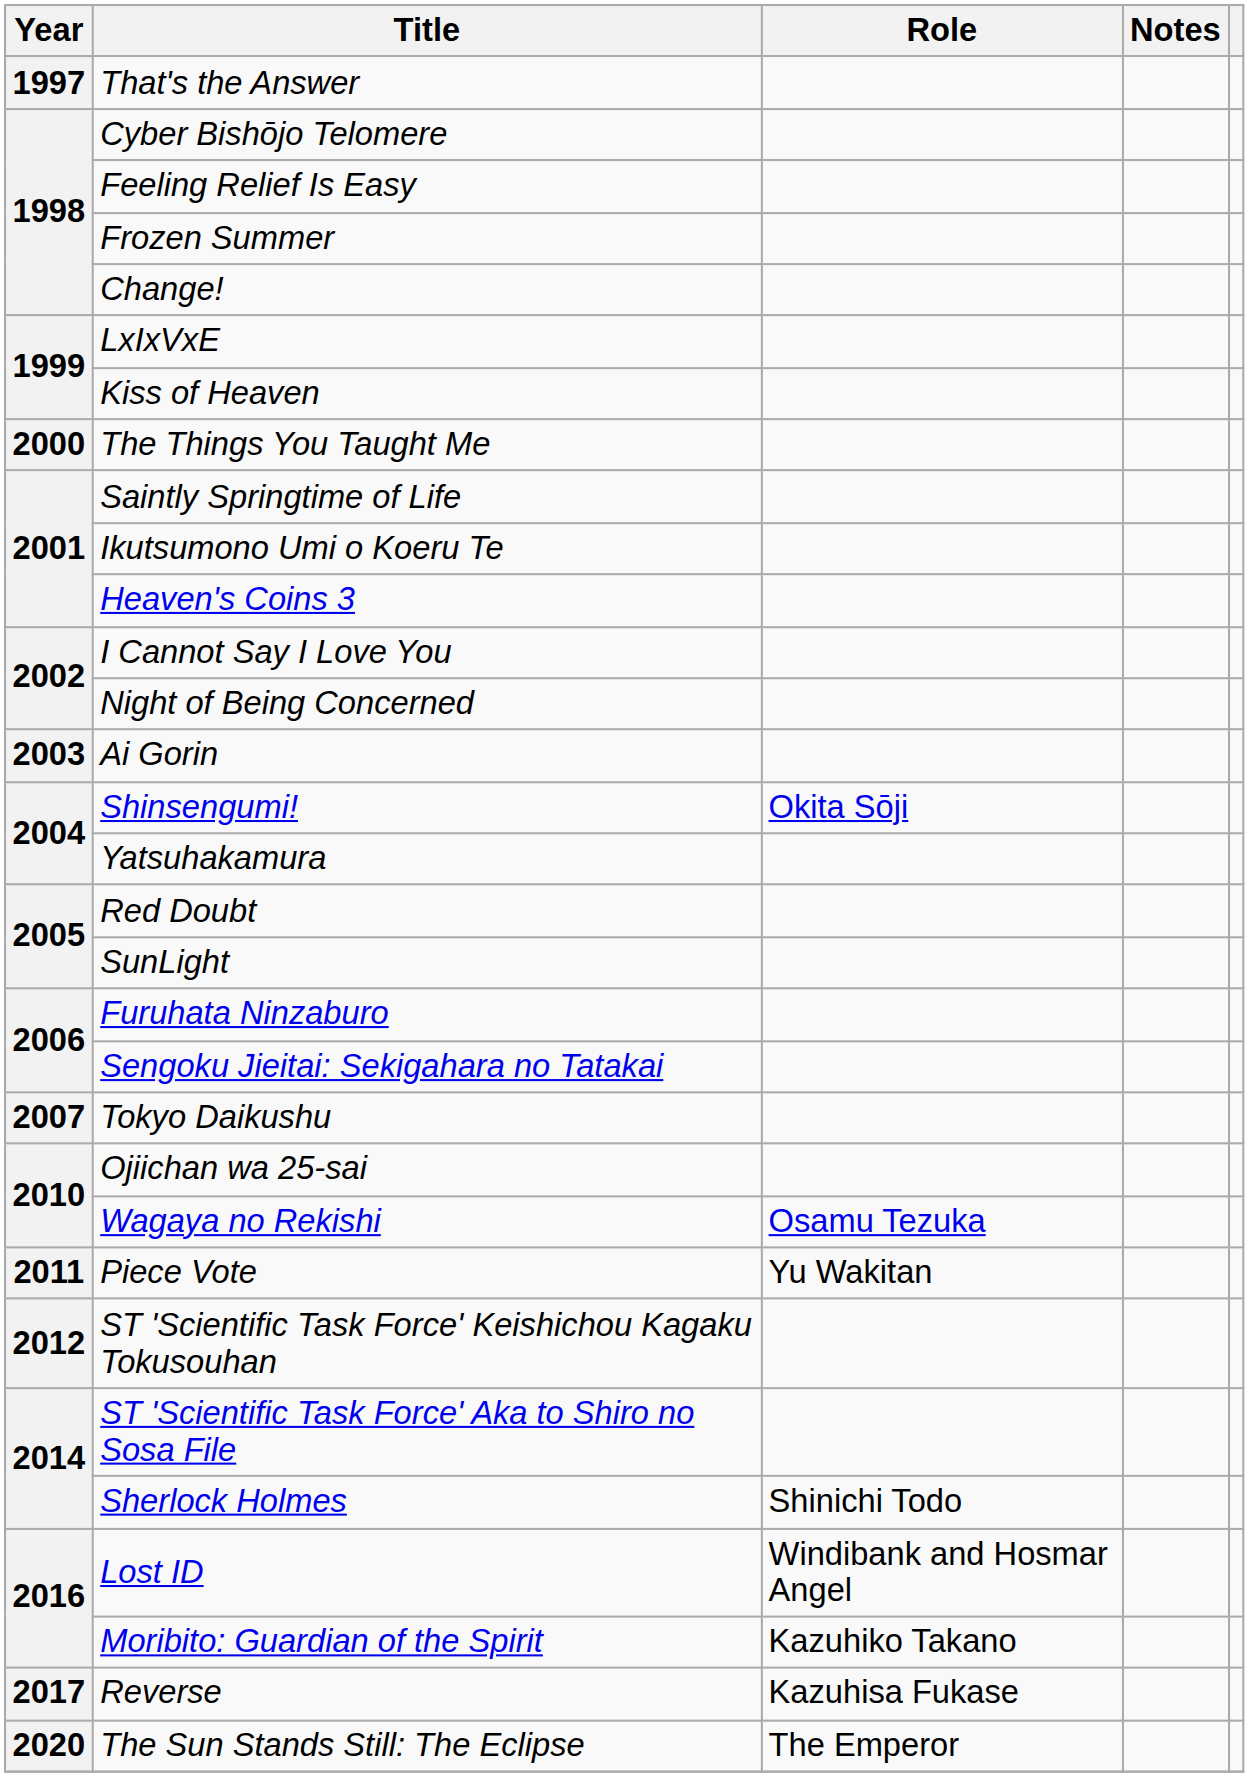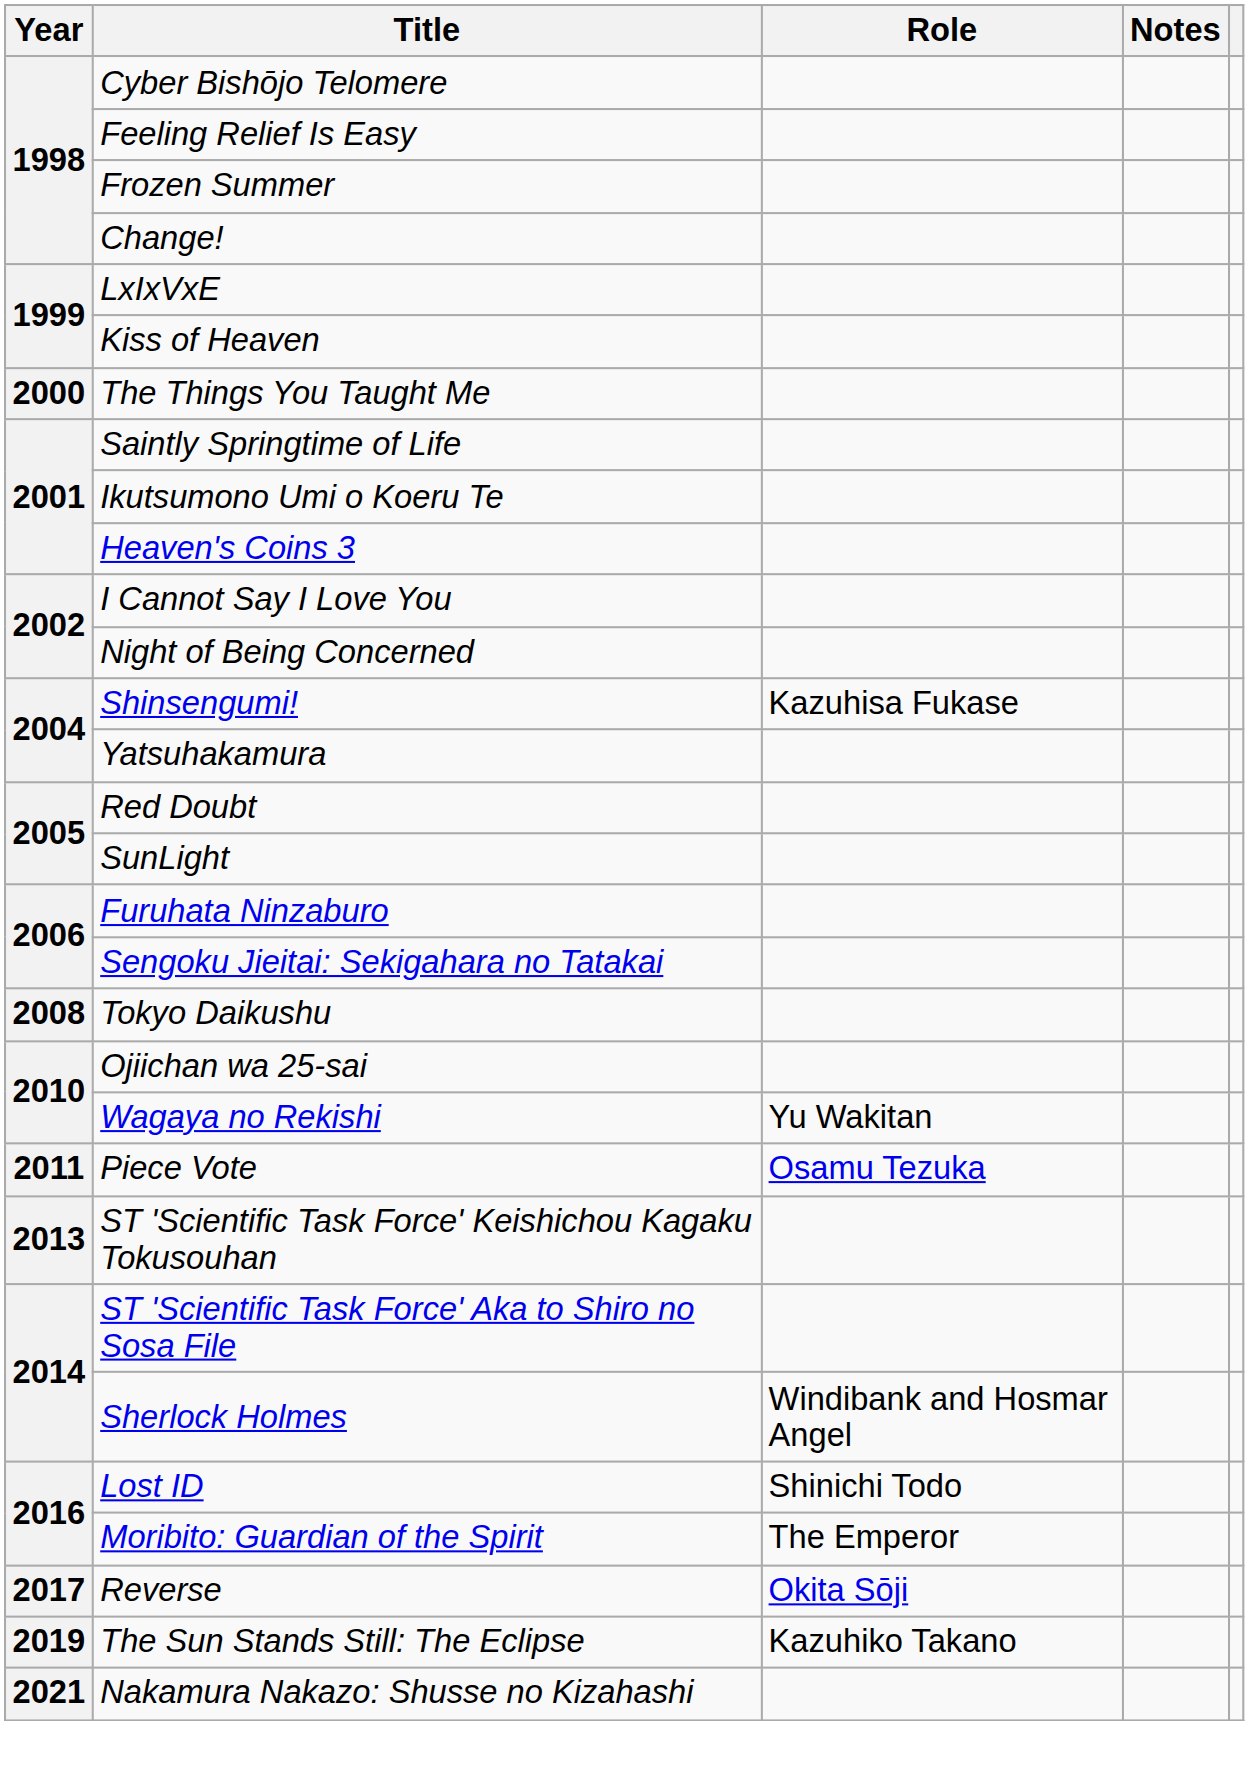- row: (230, 82)
- row: (159, 755)
(838, 806) Okita Sōji -> (894, 703) Kazuhisa Fukase
(49, 1117) 2007 -> (49, 1013) 2008
(877, 1220) Osamu Tezuka -> (851, 1117) Yu Wakitan
(851, 1272) Yu Wakitan -> (877, 1169) Osamu Tezuka
(49, 1342) 2012 -> (49, 1239) 2013
(865, 1501) Shinichi Todo -> (938, 1416) Windibank and Hosmar Angel
(938, 1571) Windibank and Hosmar Angel -> (865, 1486) Shinichi Todo
(893, 1641) Kazuhiko Takano -> (864, 1538) The Emperor
(894, 1693) Kazuhisa Fukase -> (838, 1589) Okita Sōji
(49, 1745) 2020 -> (49, 1641) 2019
(864, 1745) The Emperor -> (893, 1641) Kazuhiko Takano
+ row: (397, 1693)
